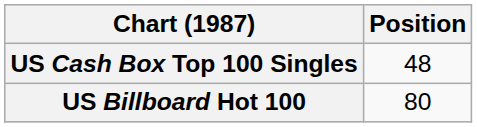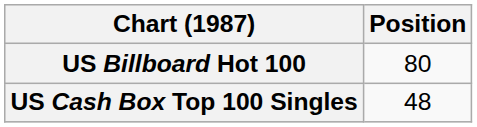rows swapped: (184, 102) <-> (184, 63)
